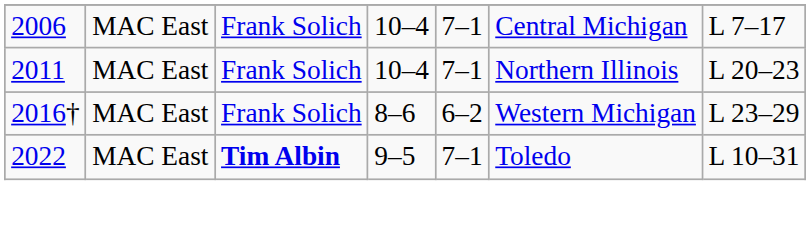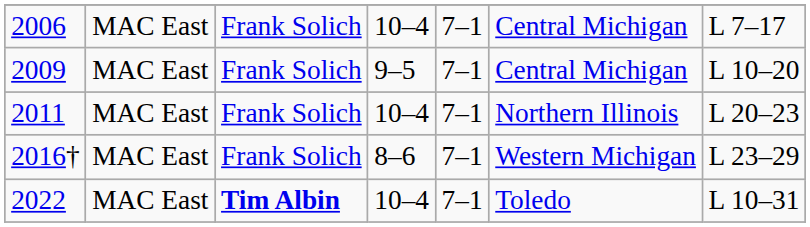+ row: (39, 69)
(462, 112) 6–2 -> (462, 156) 7–1
(395, 156) 9–5 -> (402, 199) 10–4
